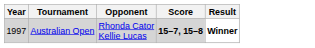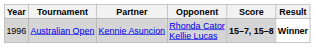+ column: (132, 12)
(16, 31) 1997 -> (16, 31) 1996
